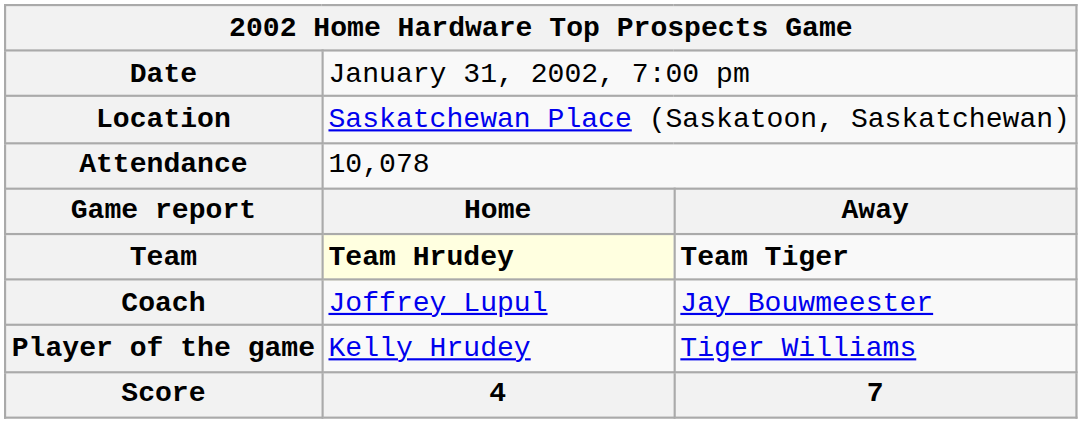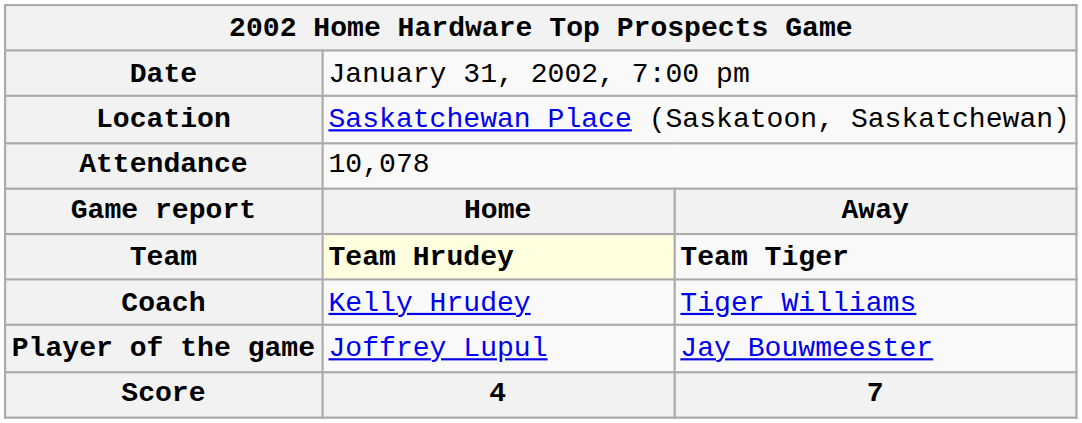(438, 303) Joffrey Lupul -> (430, 303) Kelly Hrudey
(807, 303) Jay Bouwmeester -> (798, 303) Tiger Williams
(430, 348) Kelly Hrudey -> (438, 348) Joffrey Lupul
(798, 348) Tiger Williams -> (807, 348) Jay Bouwmeester
